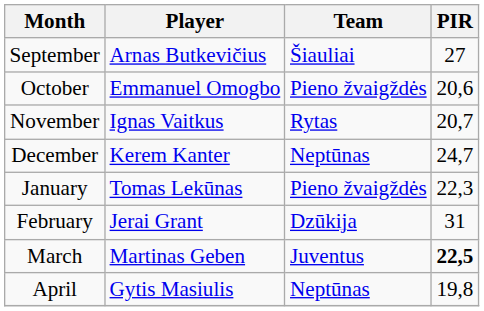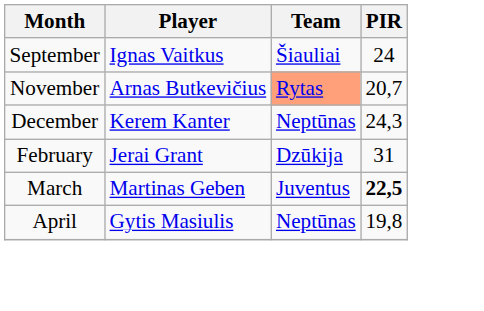(188, 54) Arnas Butkevičius -> (167, 54) Ignas Vaitkus
(455, 54) 27 -> (384, 54) 24
- row: (55, 88)
(167, 121) Ignas Vaitkus -> (188, 88) Arnas Butkevičius
(314, 121) no background -> (300, 88) lightsalmon background
(455, 155) 24,7 -> (384, 121) 24,3
- row: (55, 188)
